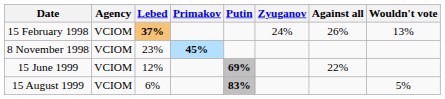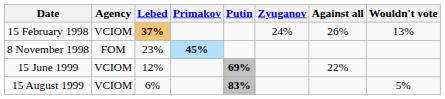(113, 49) VCIOM -> (113, 49) FOM
